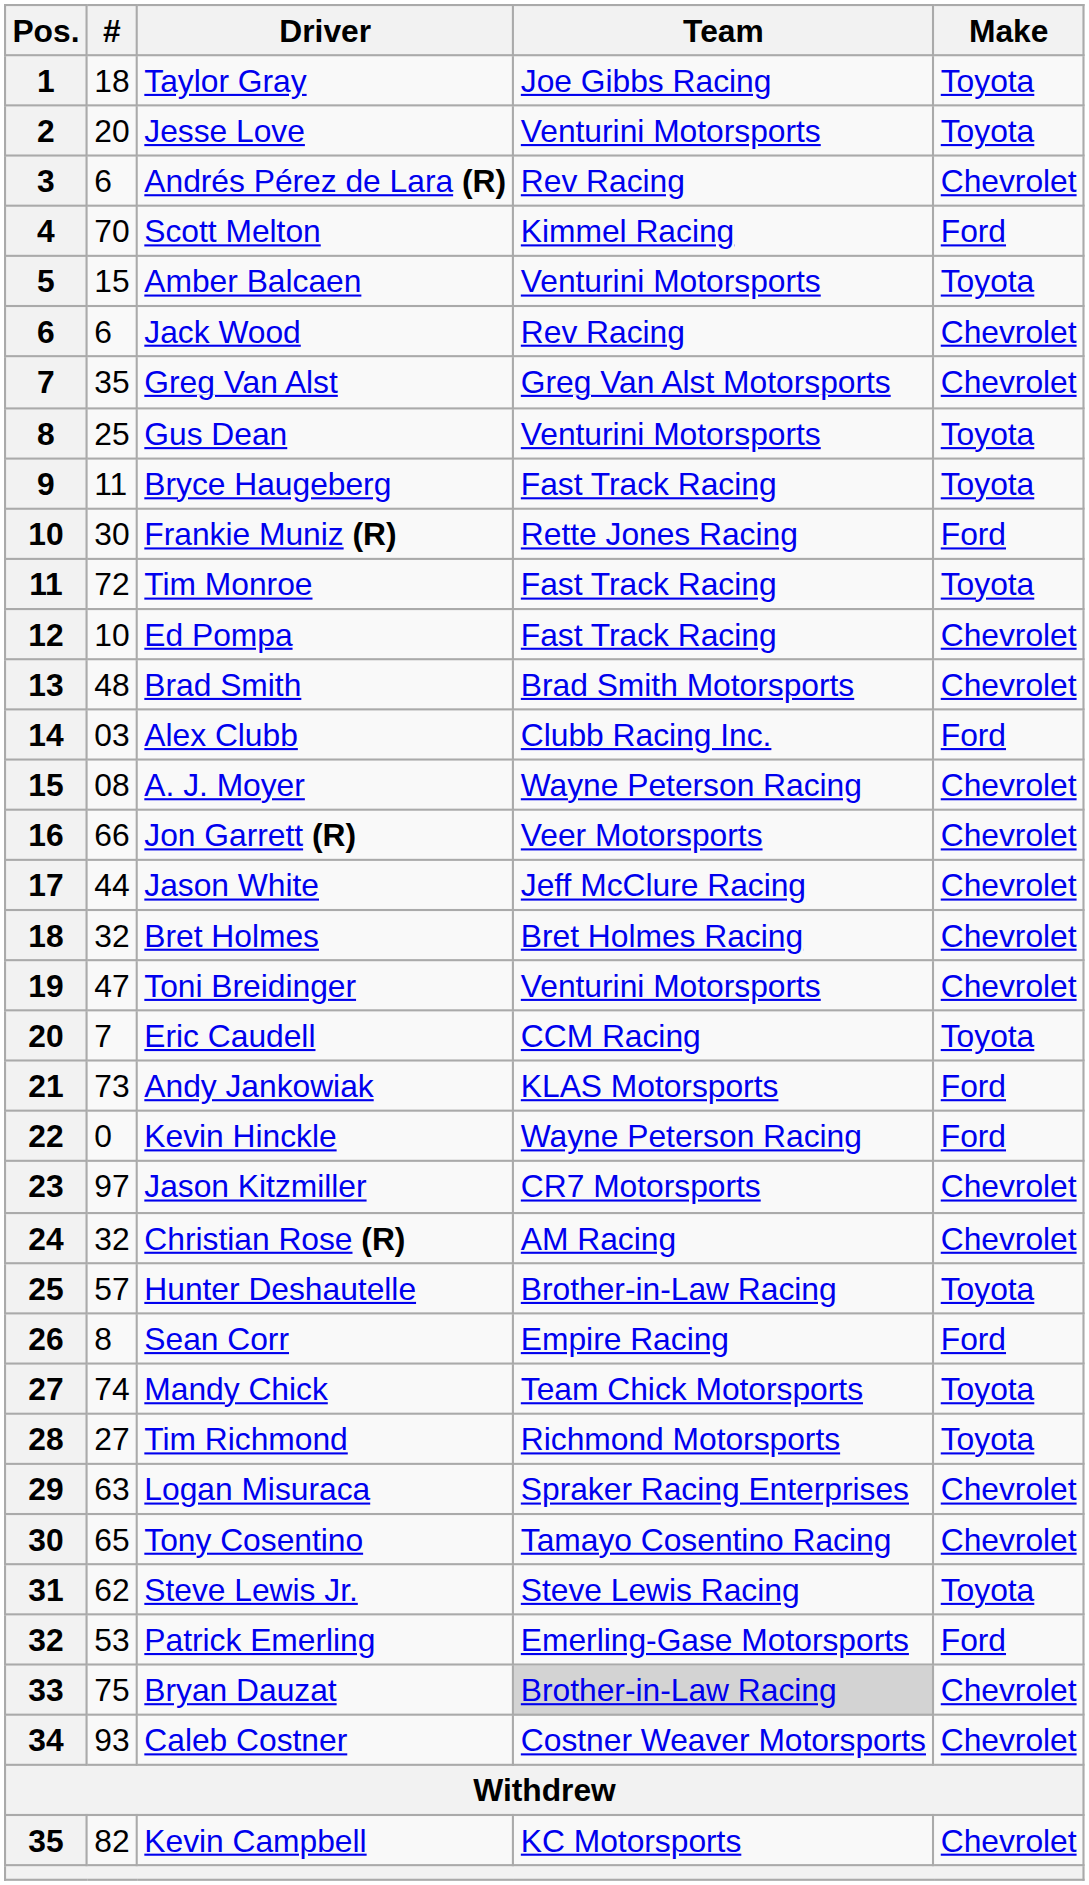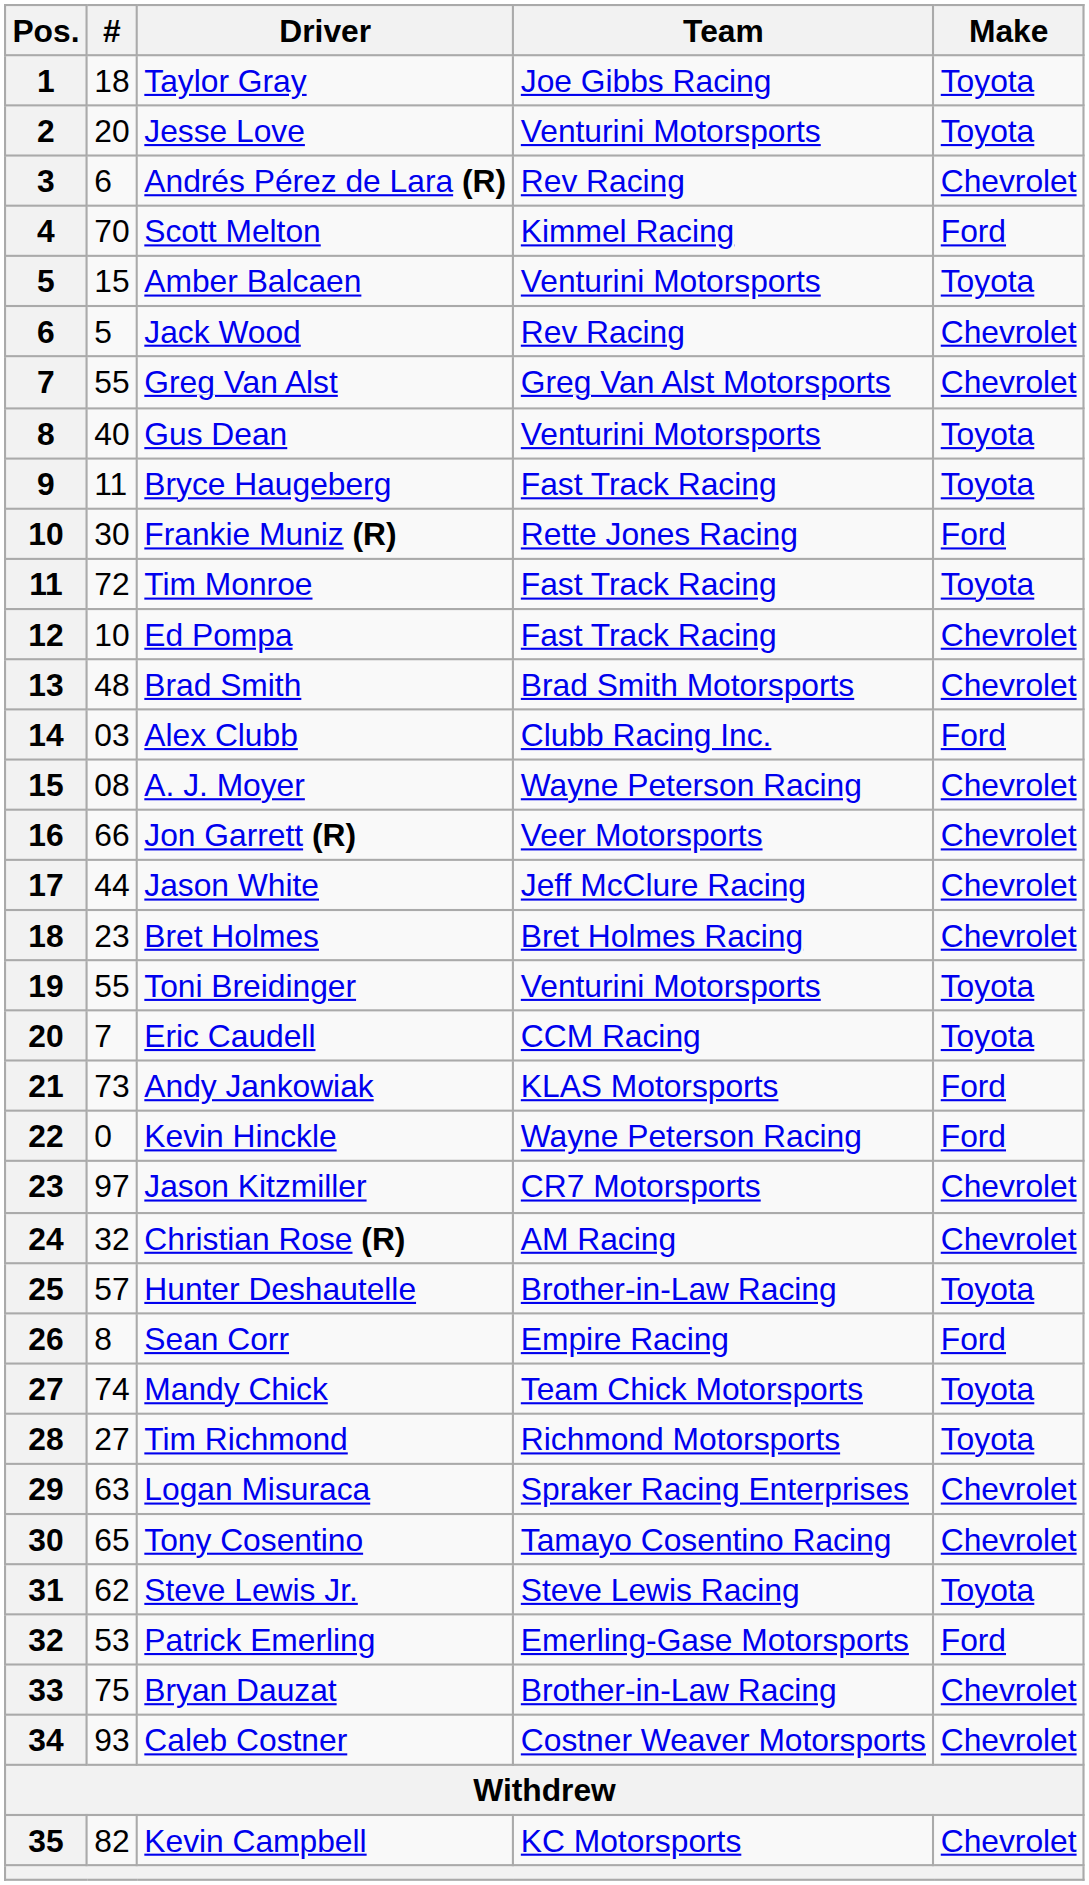(103, 332) 6 -> (103, 332) 5
(112, 382) 35 -> (112, 382) 55
(112, 433) 25 -> (112, 433) 40
(112, 936) 32 -> (112, 936) 23
(112, 986) 47 -> (112, 986) 55
(1009, 986) Chevrolet -> (988, 986) Toyota
(679, 1690) lightgrey background -> (679, 1690) no background
